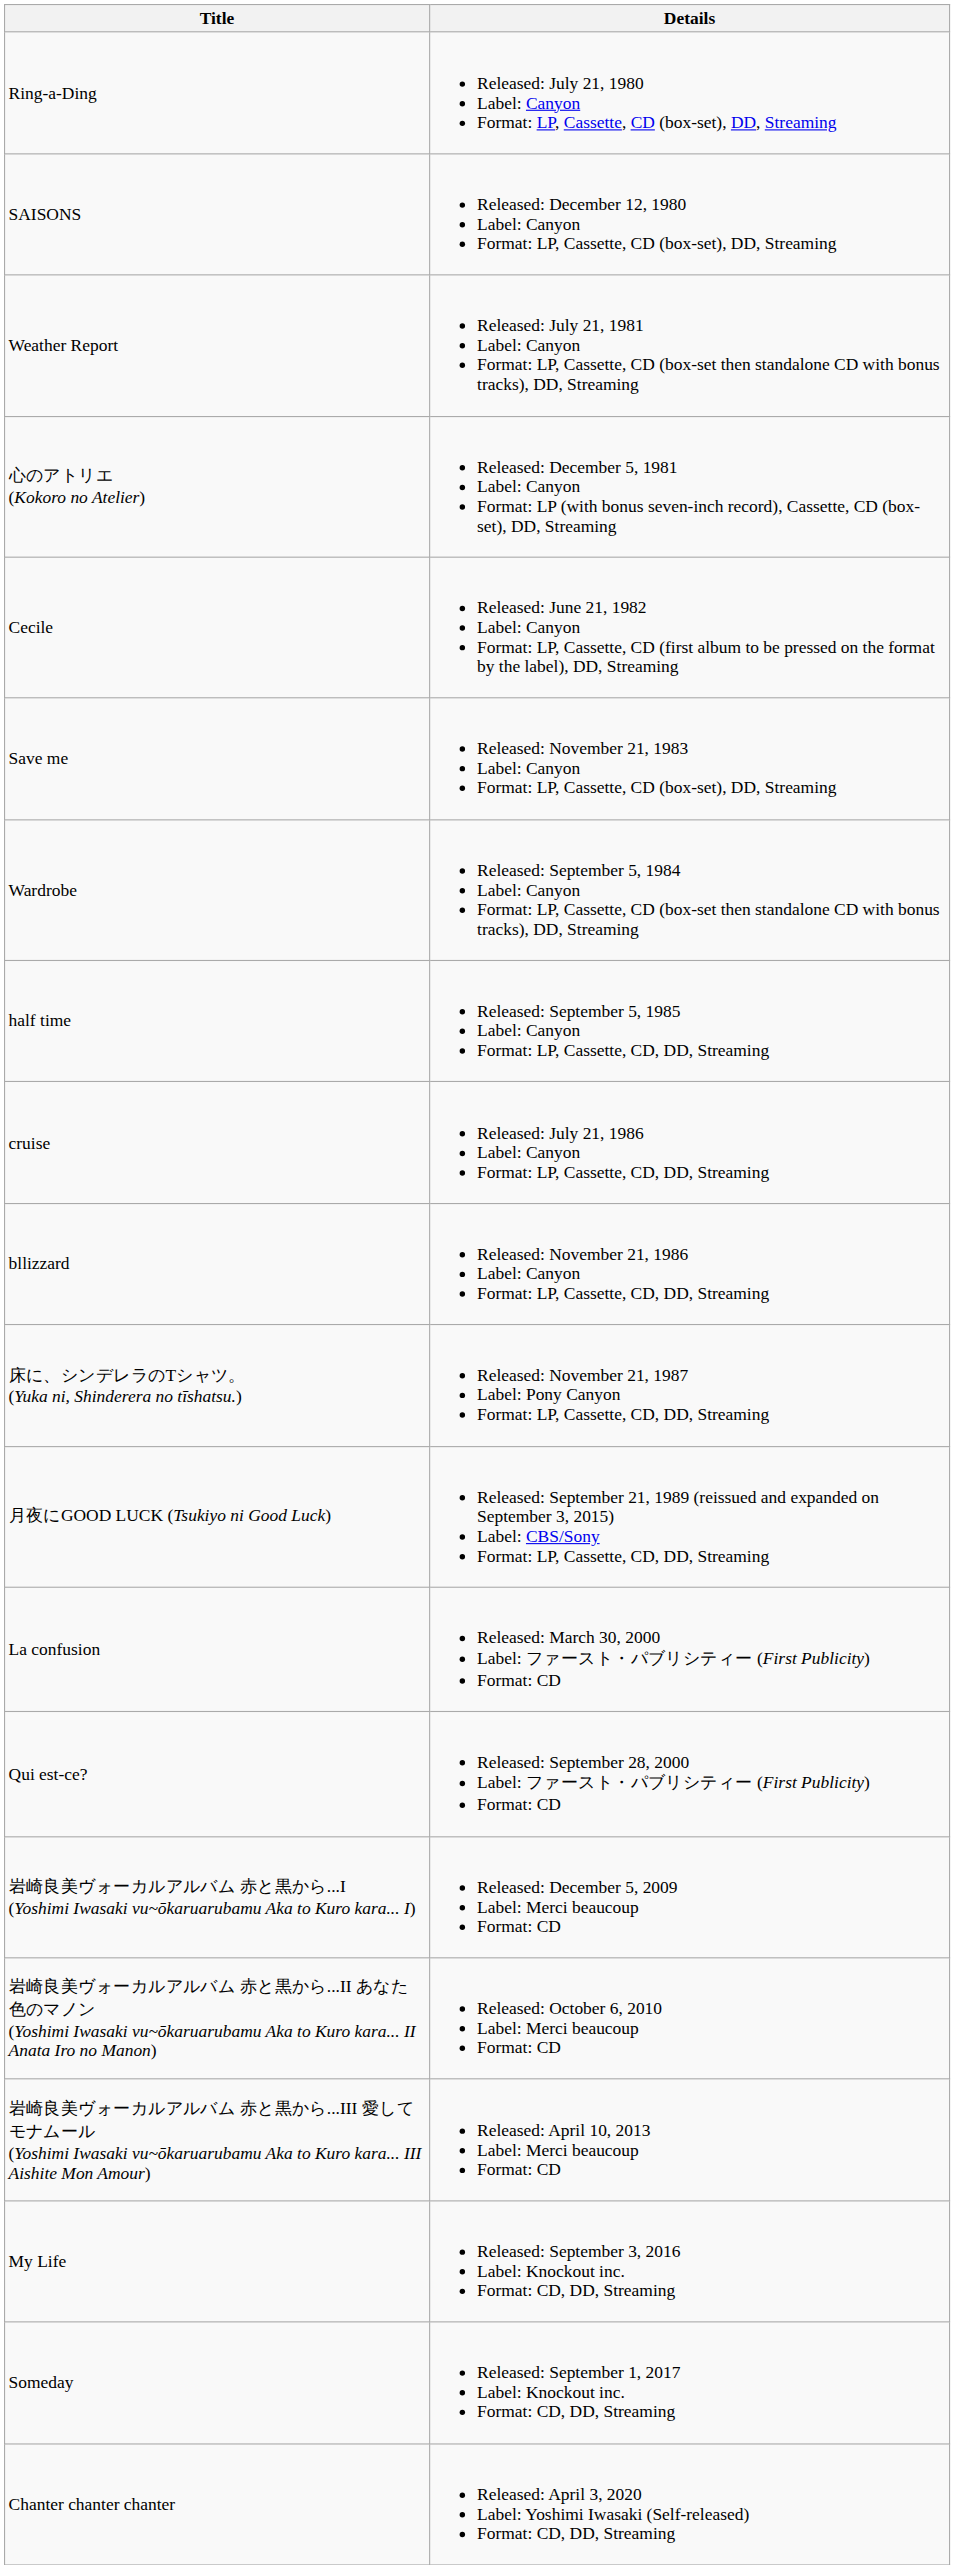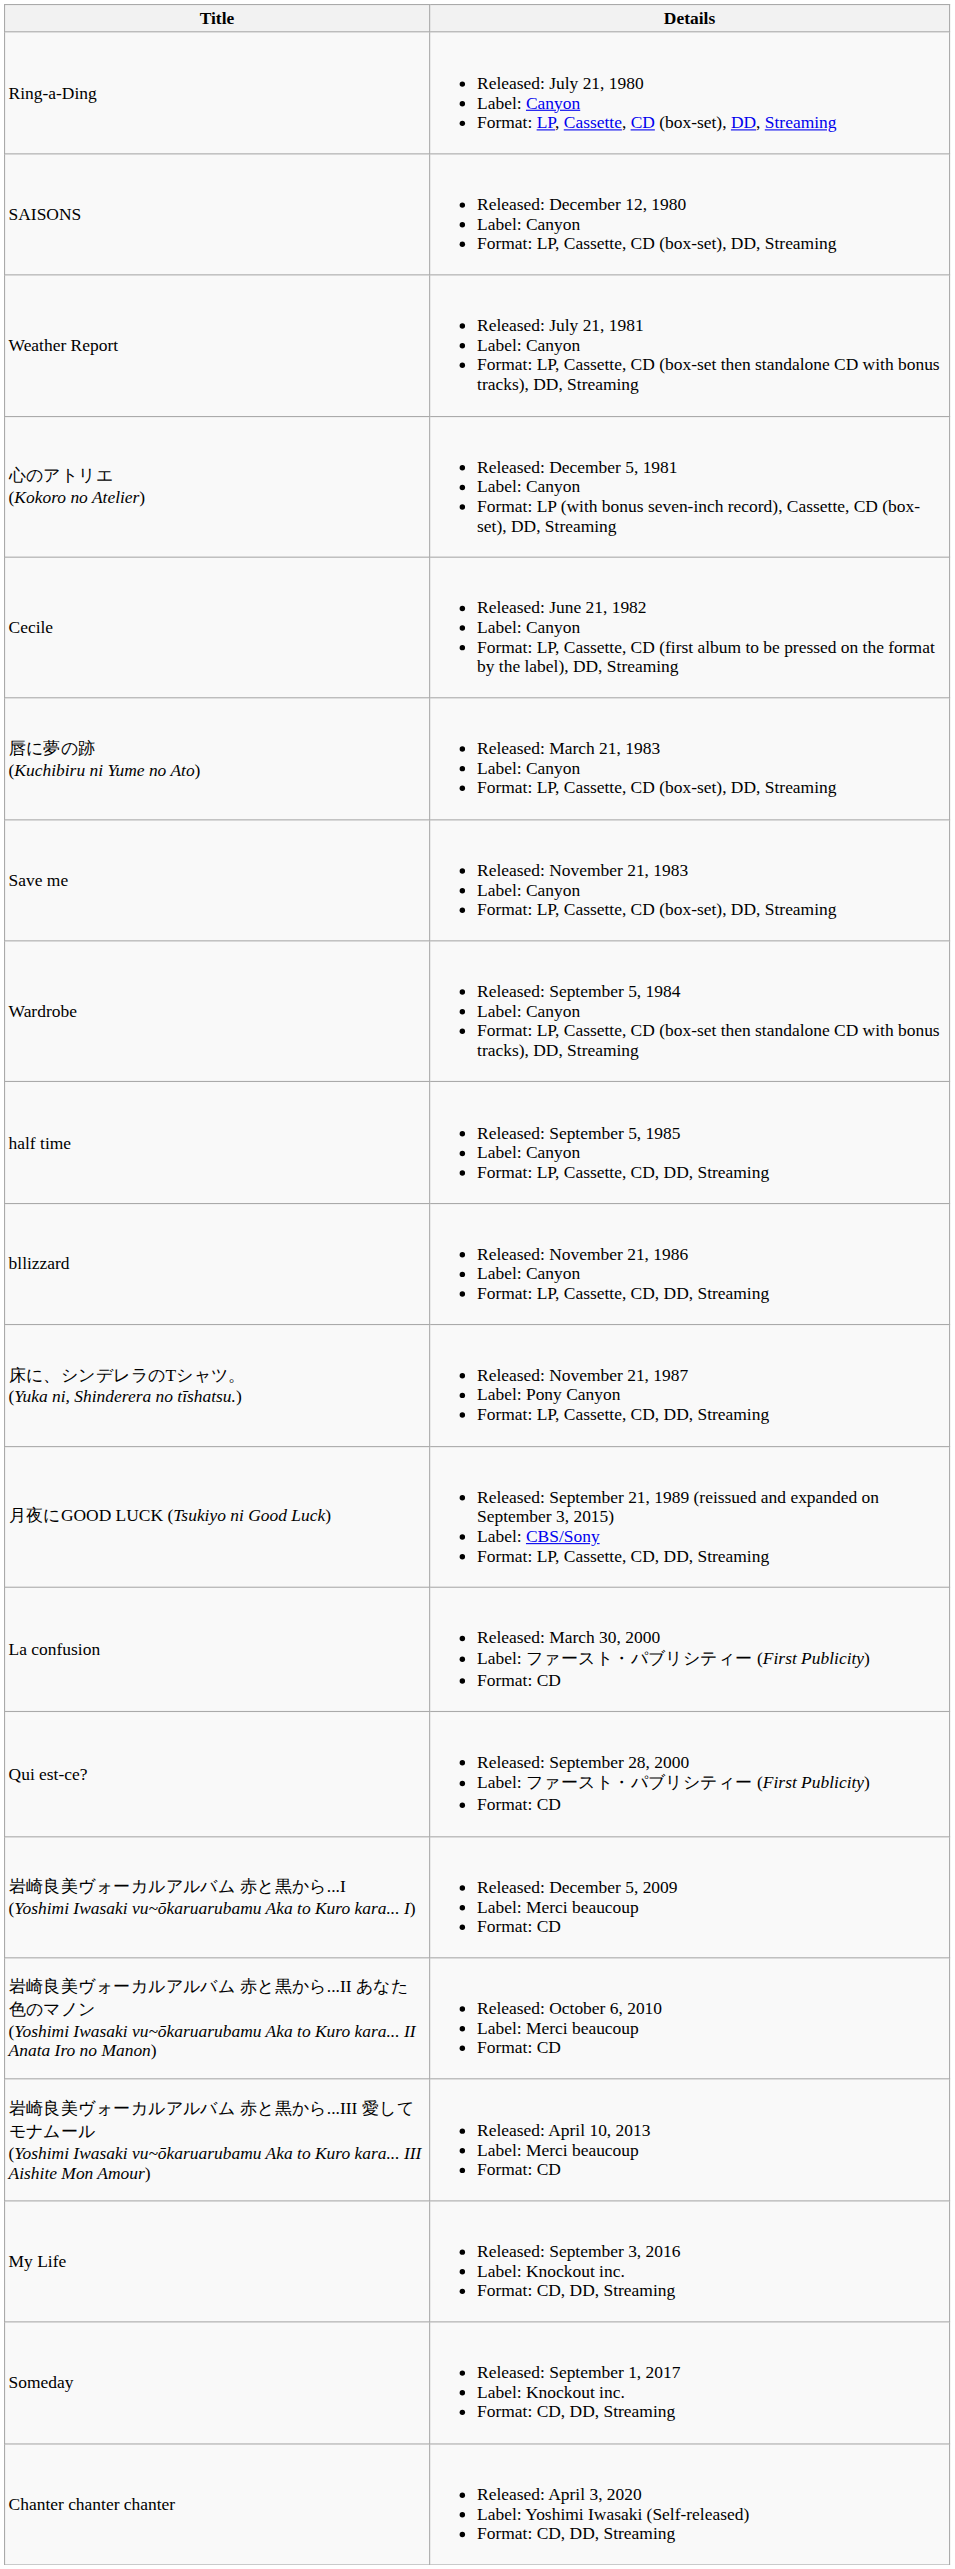+ row: (104, 759)
- row: (29, 1142)
